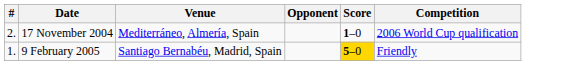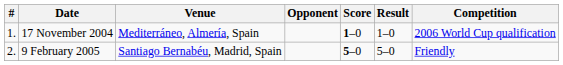+ column: (393, 13)
(12, 32) 2. -> (12, 32) 1.
(12, 51) 1. -> (12, 51) 2.
(352, 51) gold background -> (352, 51) no background
